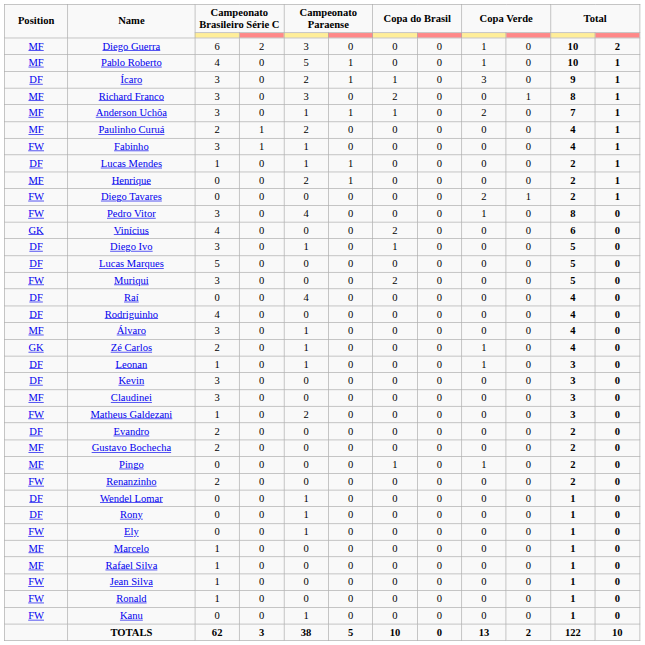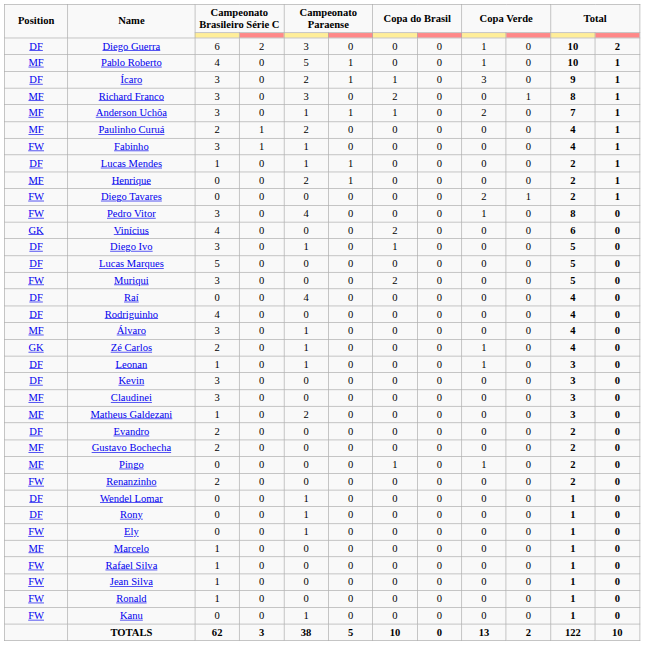(36, 46) MF -> (36, 46) DF
(36, 414) FW -> (36, 414) MF
(36, 565) MF -> (36, 565) FW
